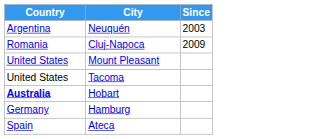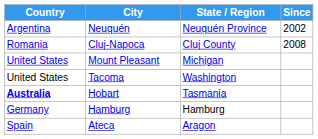+ column: (231, 12)
(194, 28) 2003 -> (295, 28) 2002
(194, 45) 2009 -> (295, 45) 2008
